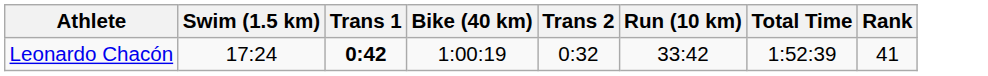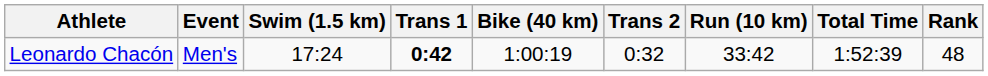+ column: (211, 21)
(887, 54) 41 -> (953, 54) 48
